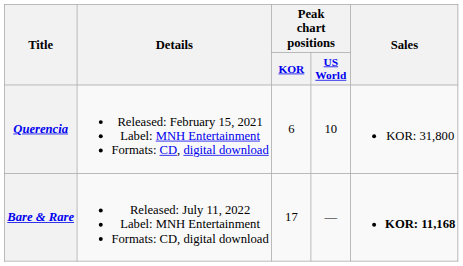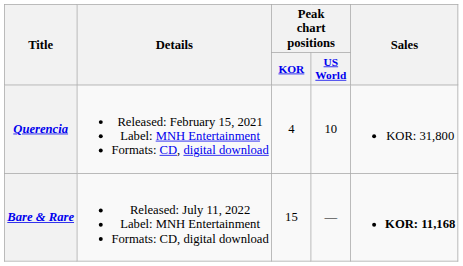(291, 129) 6 -> (291, 129) 4
(291, 217) 17 -> (291, 217) 15
